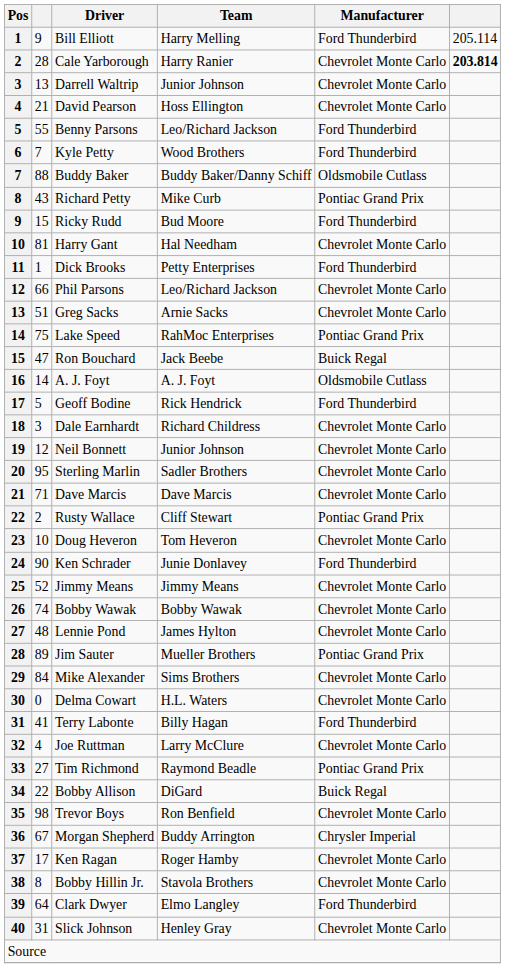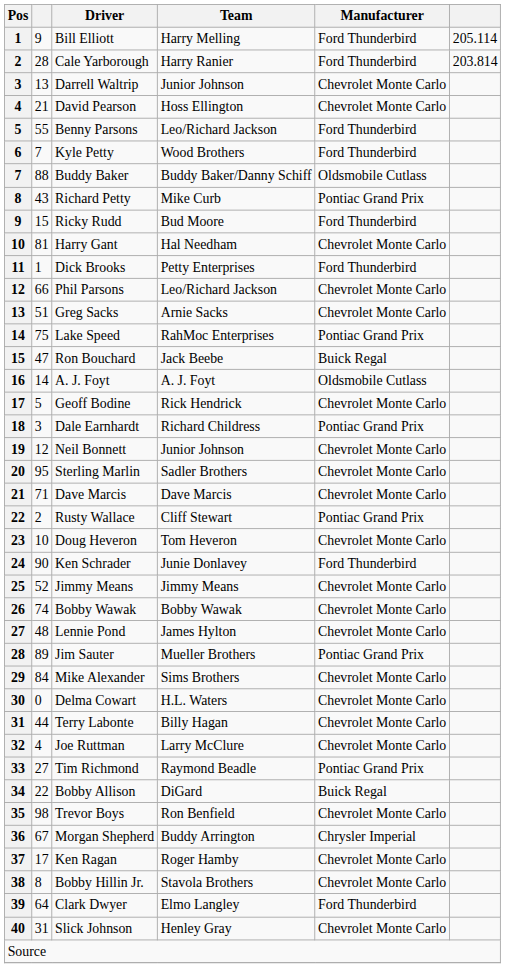(382, 61) Chevrolet Monte Carlo -> (367, 61) Ford Thunderbird
(475, 61) bold -> (475, 61) normal
(367, 403) Ford Thunderbird -> (382, 403) Chevrolet Monte Carlo
(382, 426) Chevrolet Monte Carlo -> (371, 426) Pontiac Grand Prix
(42, 723) 41 -> (42, 723) 44
(367, 723) Ford Thunderbird -> (382, 723) Chevrolet Monte Carlo
